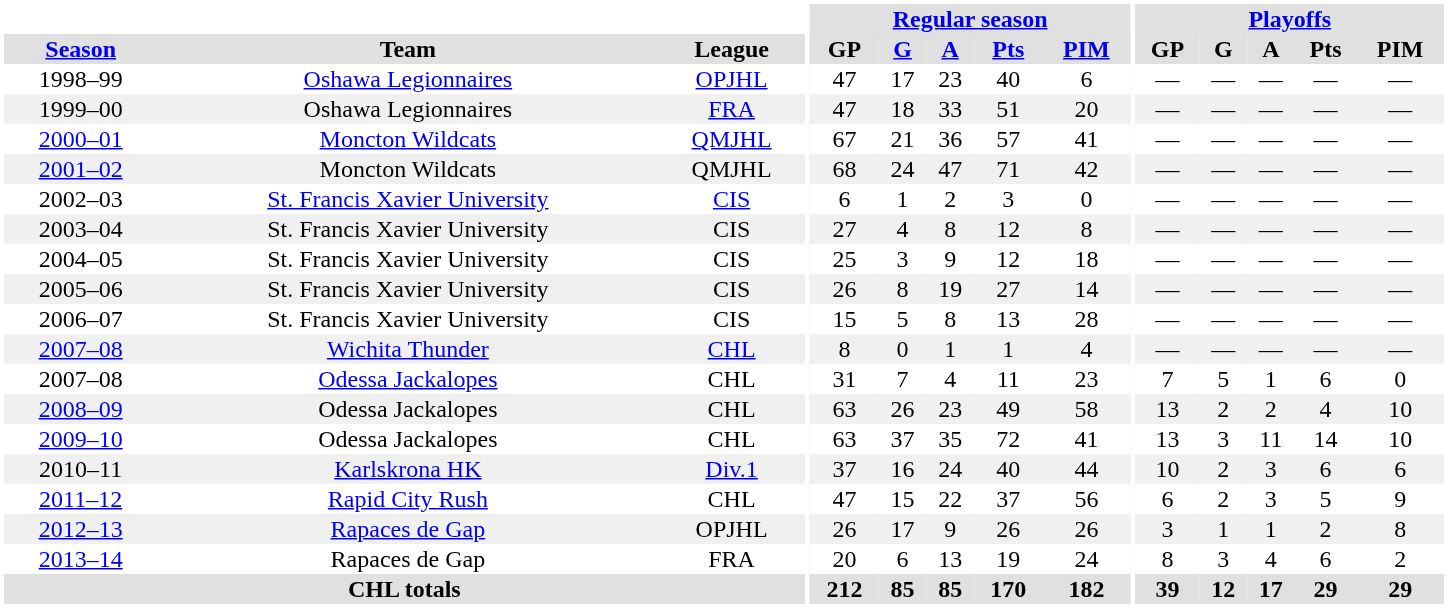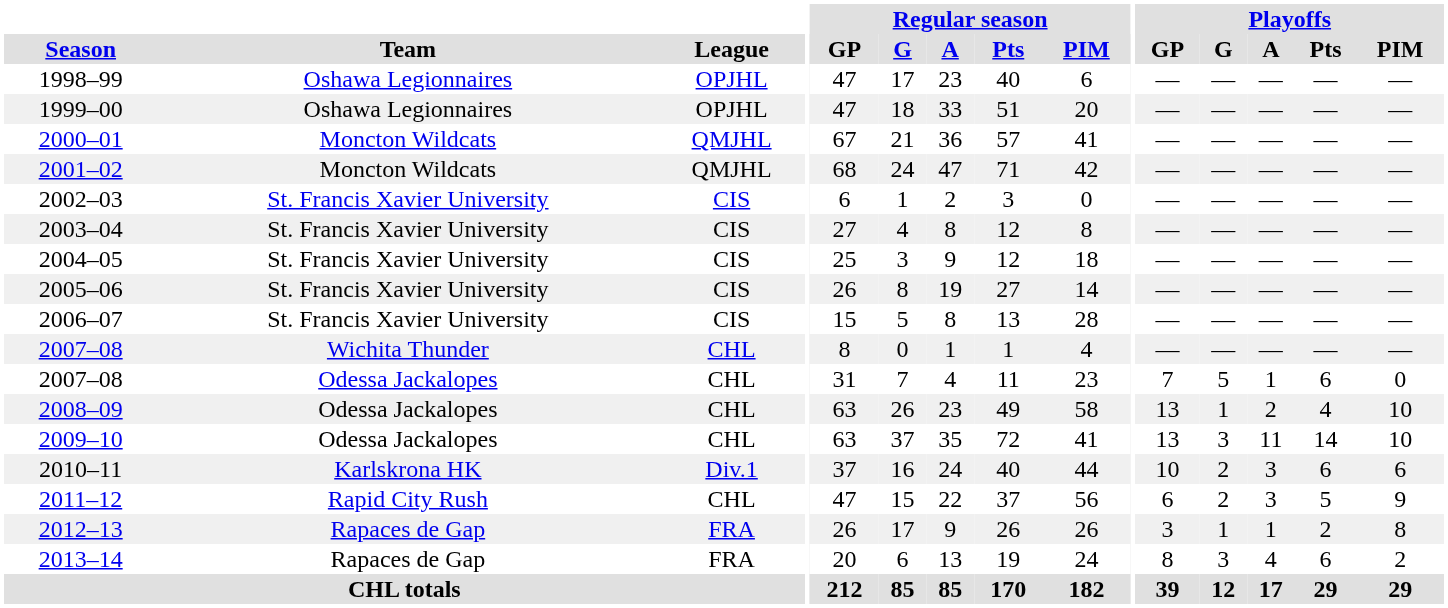(732, 108) FRA -> (732, 108) OPJHL
(1223, 408) 2 -> (1223, 408) 1
(732, 528) OPJHL -> (732, 528) FRA
